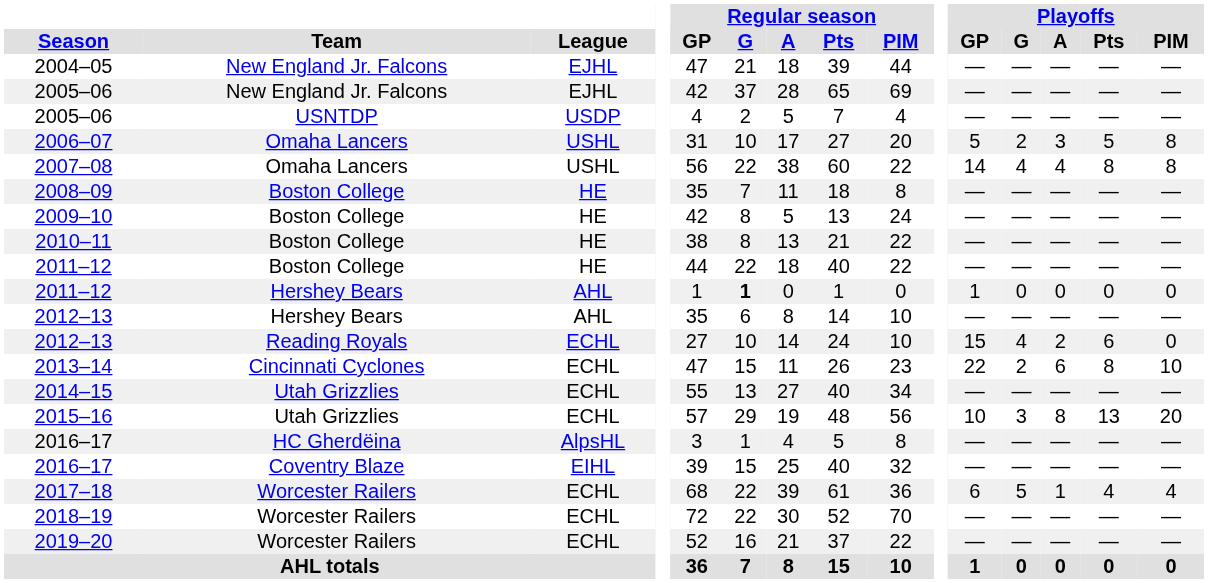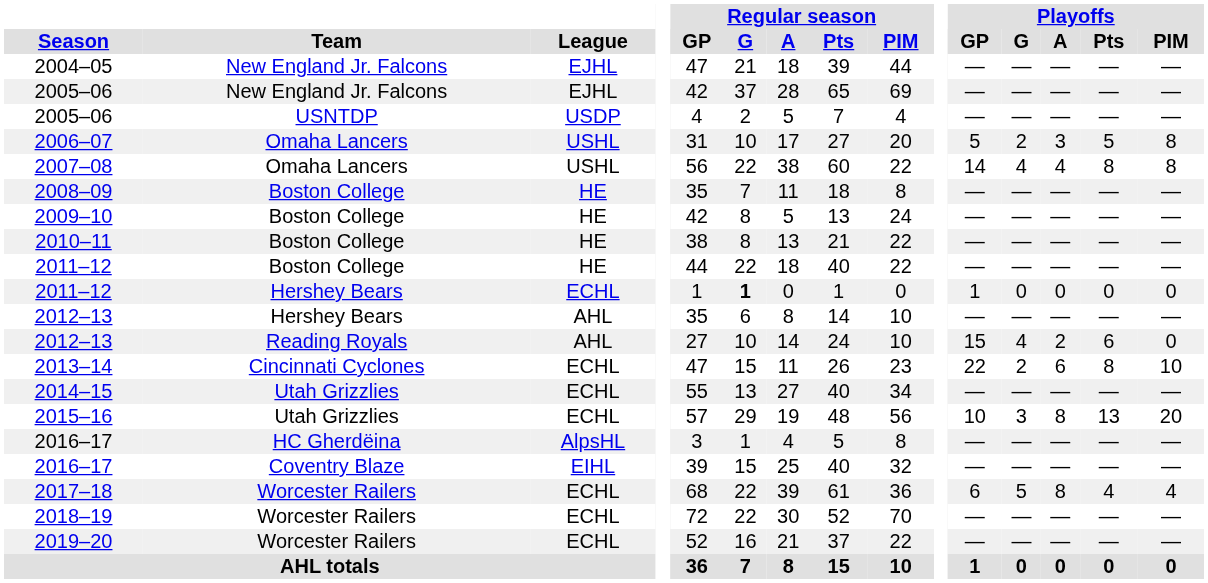(593, 291) AHL -> (593, 291) ECHL
(593, 341) ECHL -> (593, 341) AHL
(1060, 491) 1 -> (1060, 491) 8
